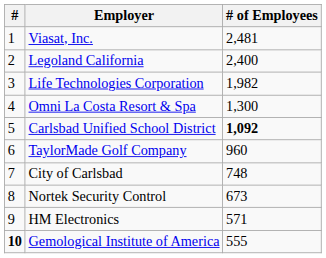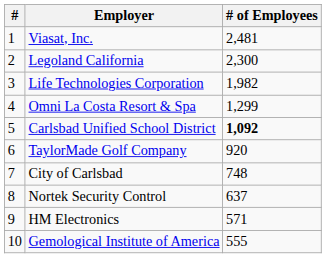(242, 60) 2,400 -> (242, 60) 2,300
(242, 106) 1,300 -> (242, 106) 1,299
(237, 151) 960 -> (237, 151) 920
(237, 196) 673 -> (237, 196) 637
(15, 241) bold -> (15, 241) normal
